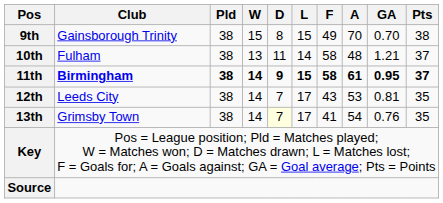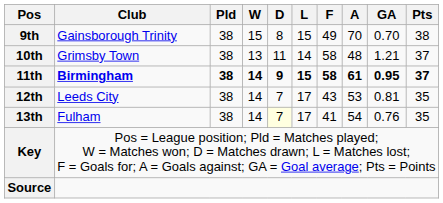(79, 55) Fulham -> (98, 55) Grimsby Town
(98, 117) Grimsby Town -> (79, 117) Fulham
